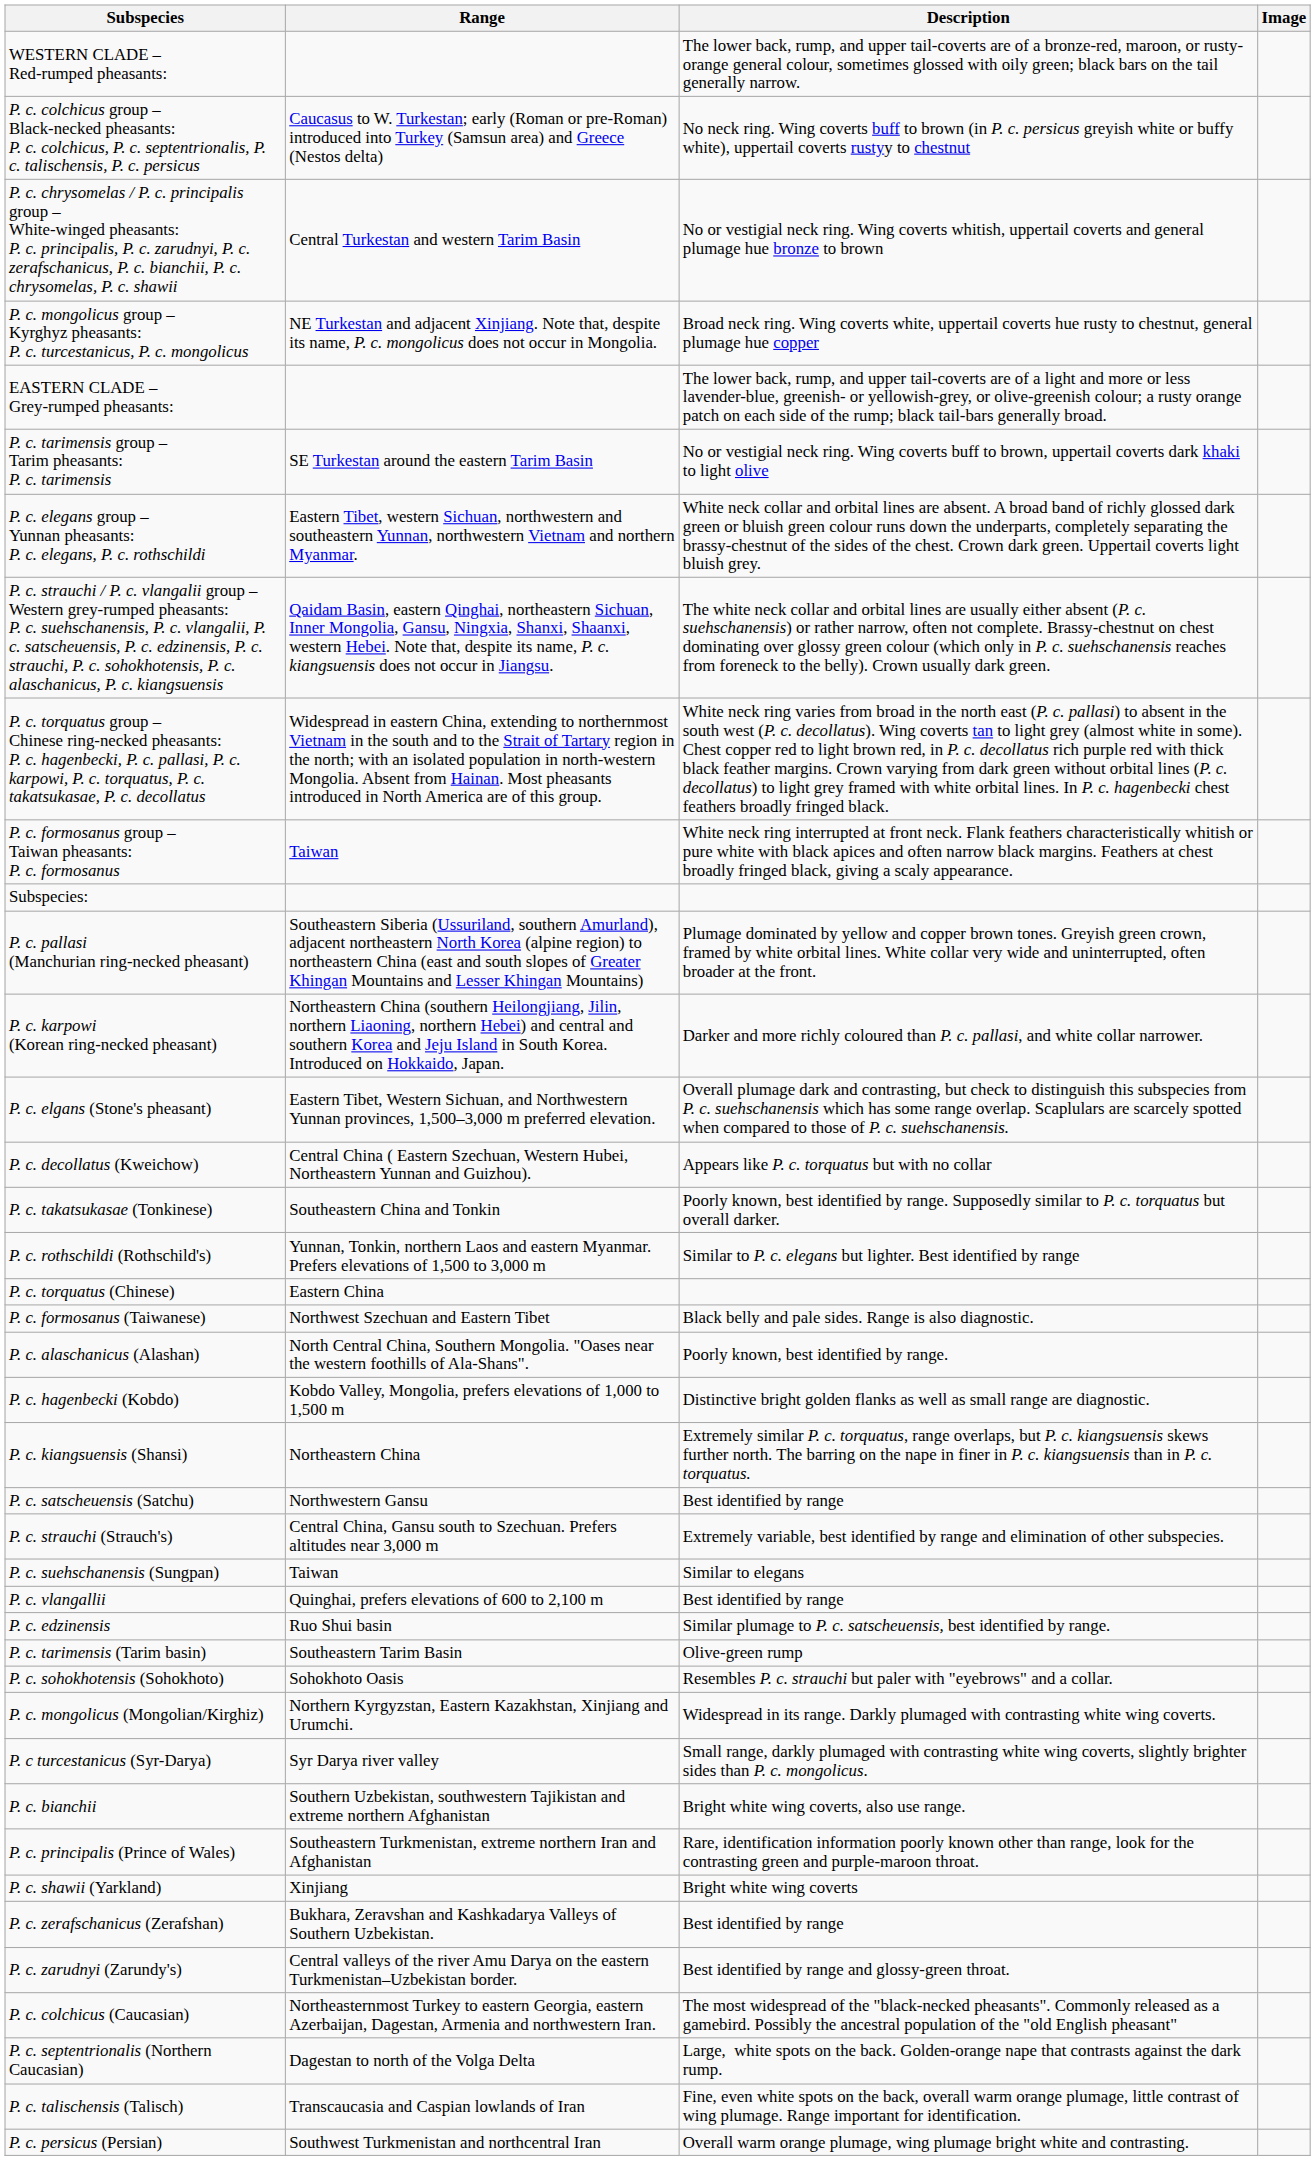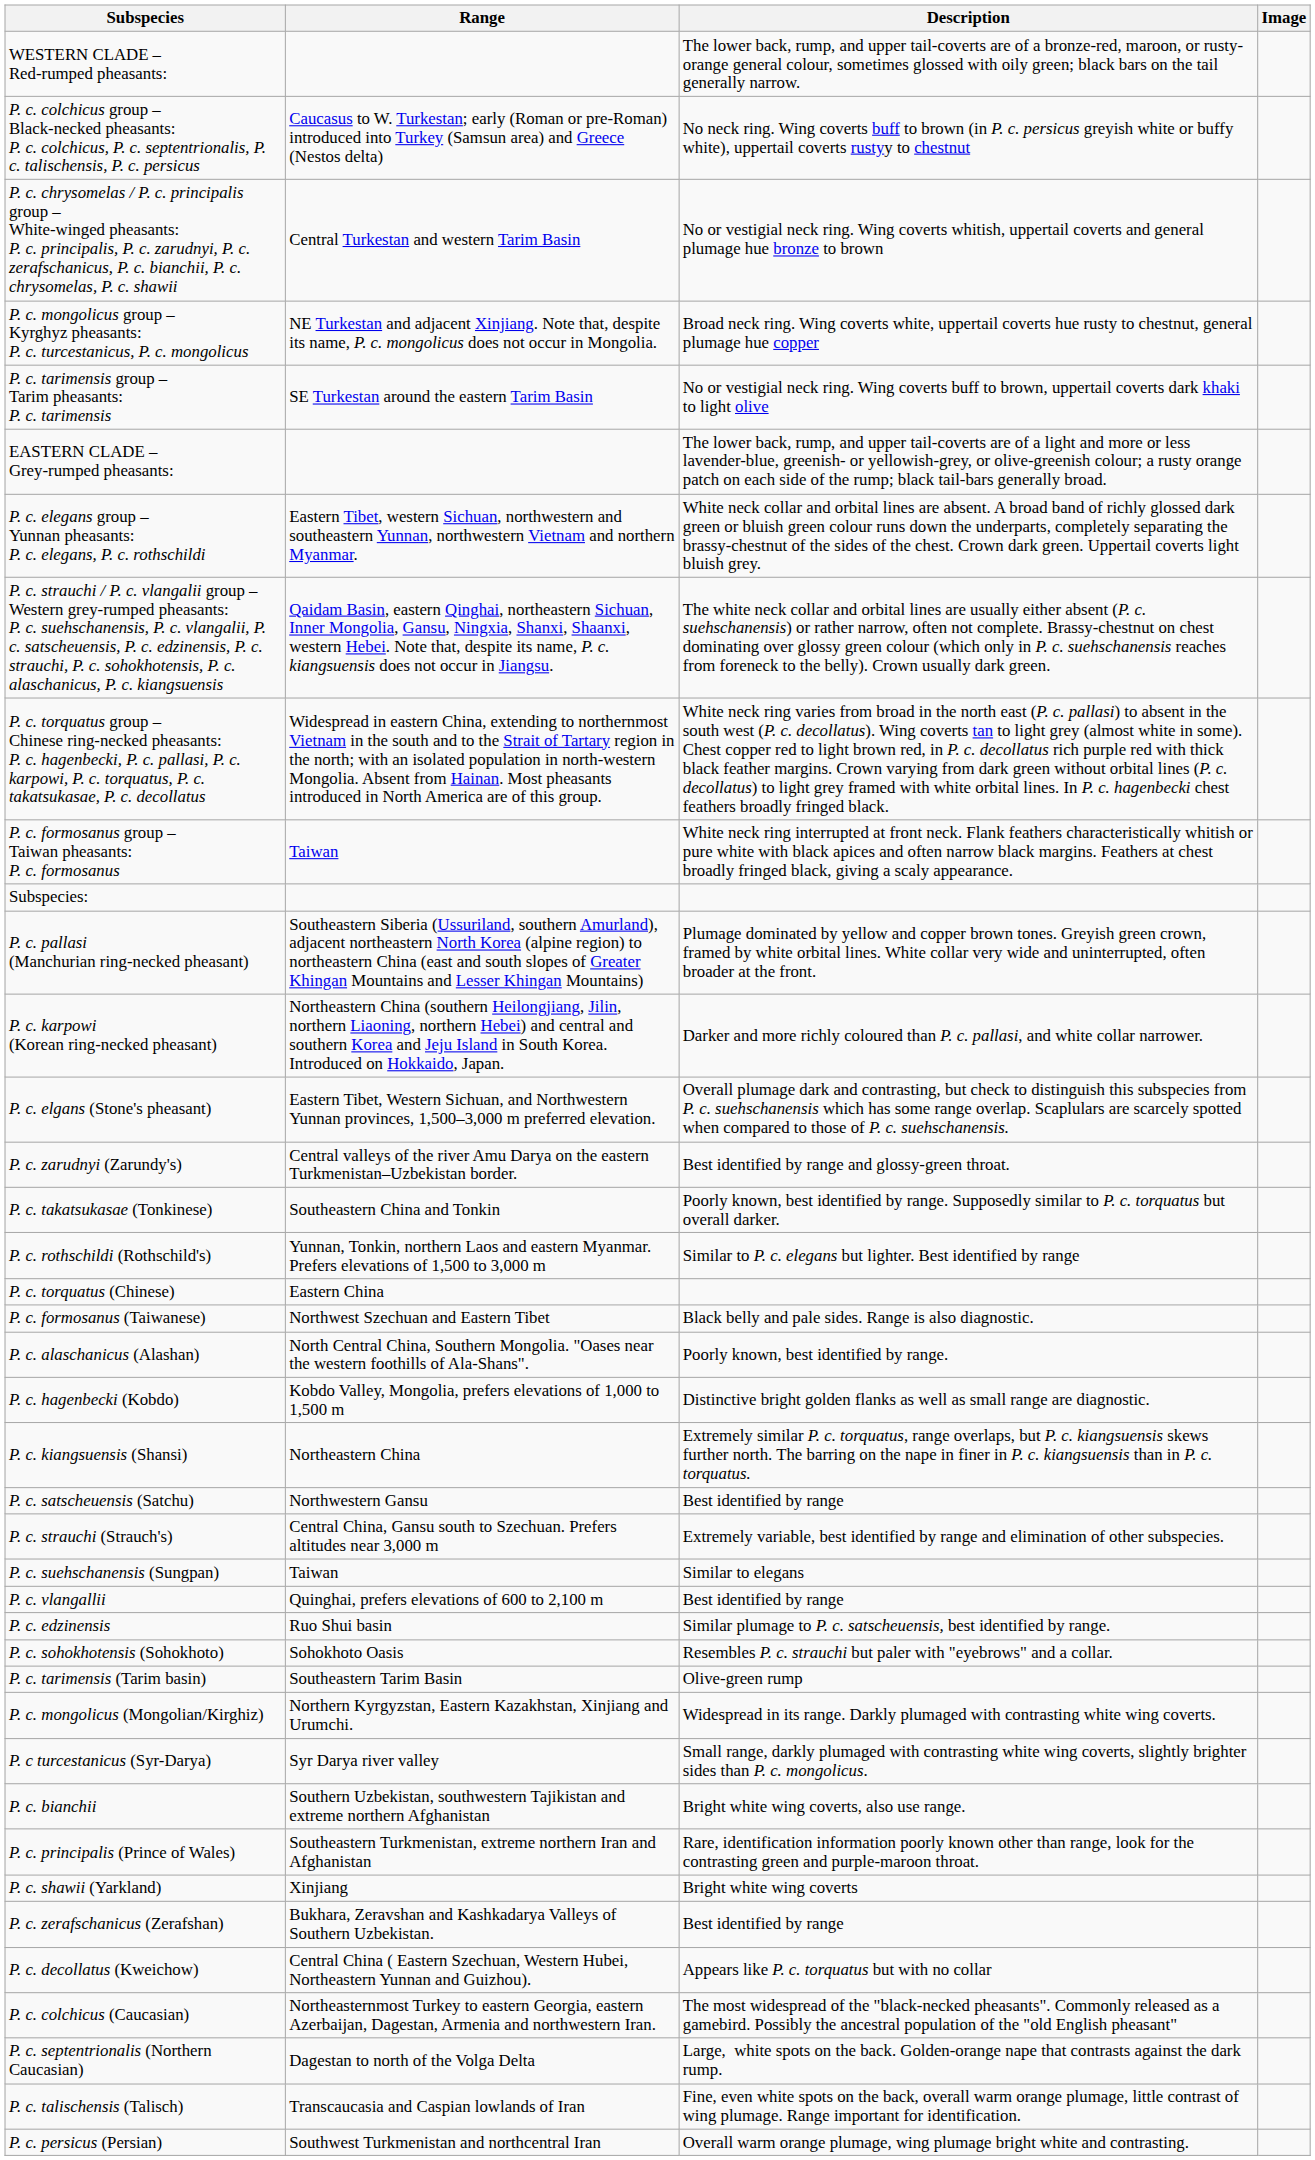rows swapped: (88, 461) <-> (91, 397)
rows swapped: (104, 1164) <-> (95, 1969)
rows swapped: (116, 1679) <-> (108, 1652)
